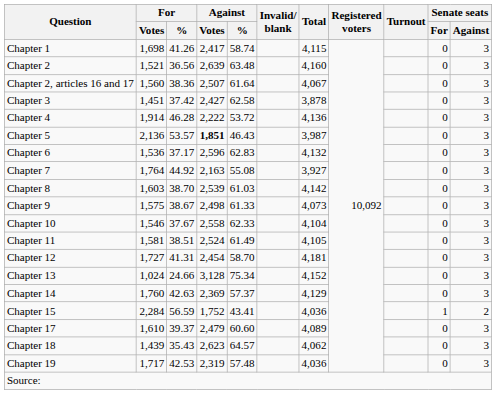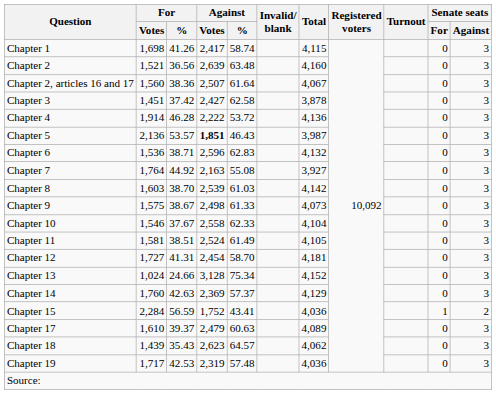(182, 153) 37.17 -> (182, 153) 38.71
(242, 328) 60.60 -> (242, 328) 60.63
